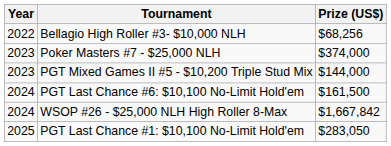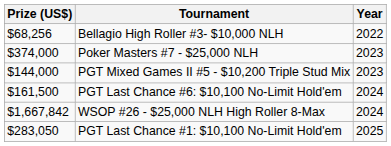columns swapped: (21, 14) <-> (351, 14)
